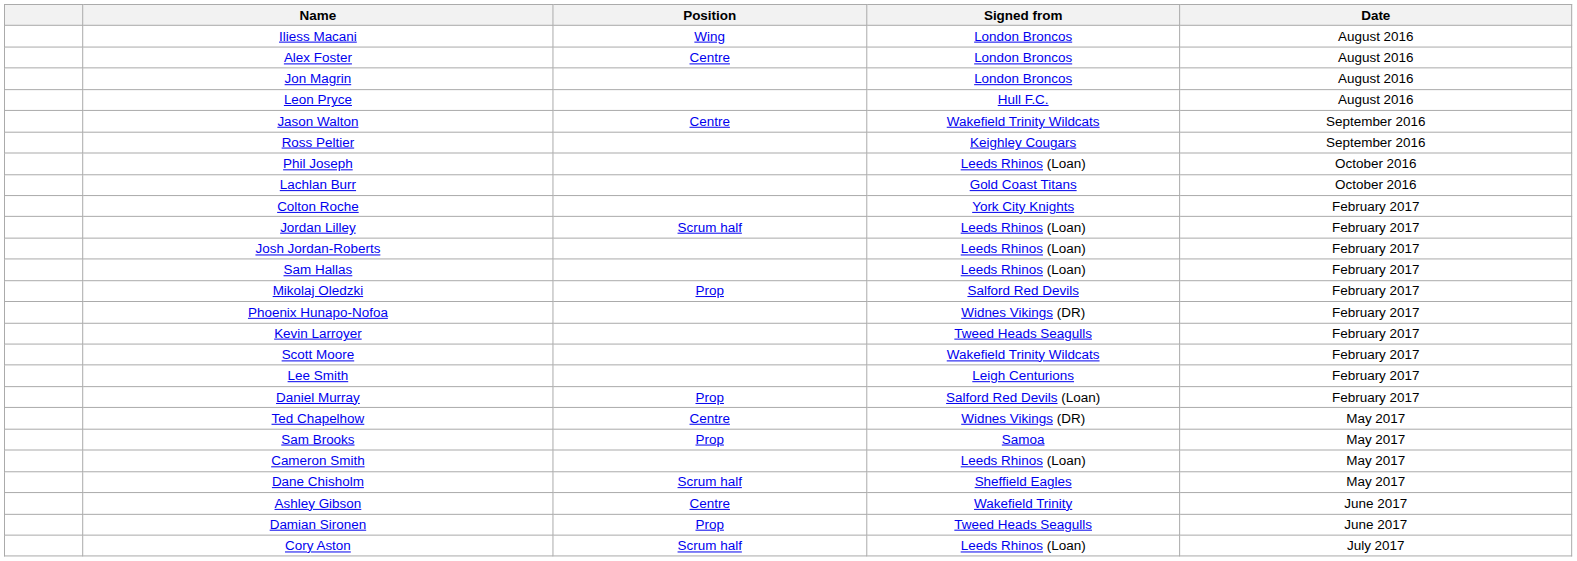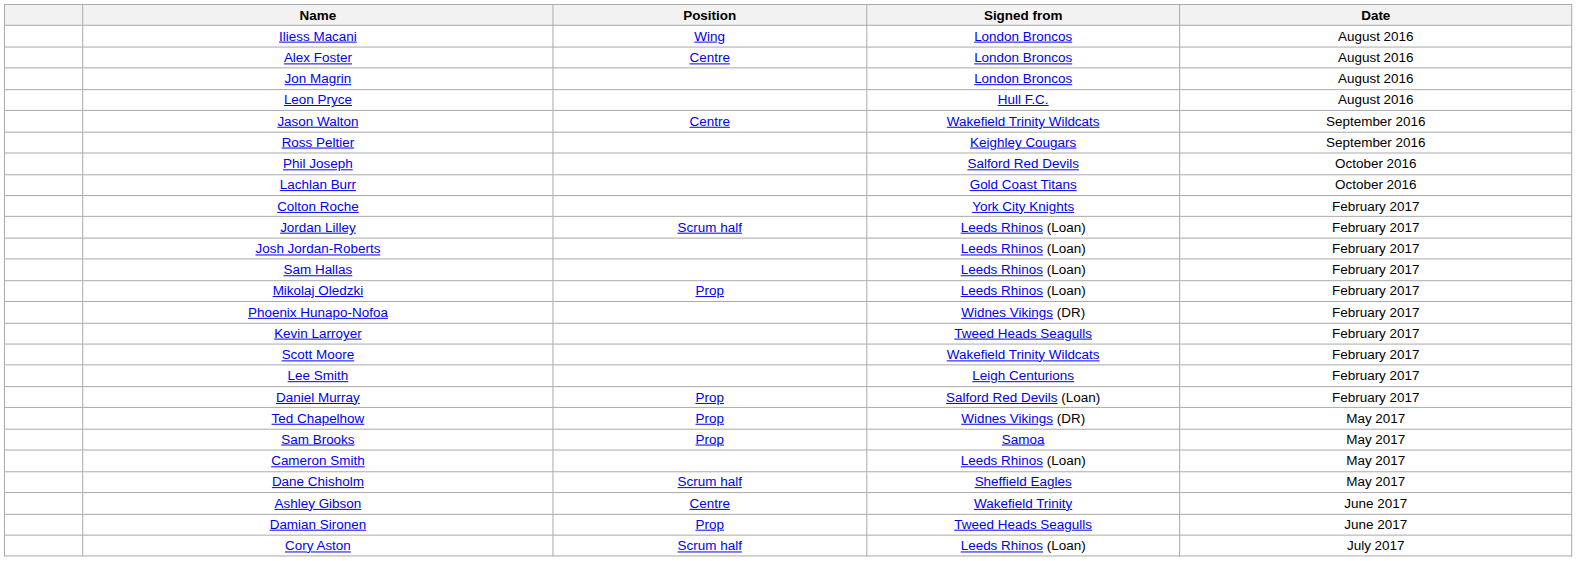(1023, 163) Leeds Rhinos (Loan) -> (1023, 163) Salford Red Devils
(1023, 291) Salford Red Devils -> (1023, 291) Leeds Rhinos (Loan)
(710, 418) Centre -> (710, 418) Prop
